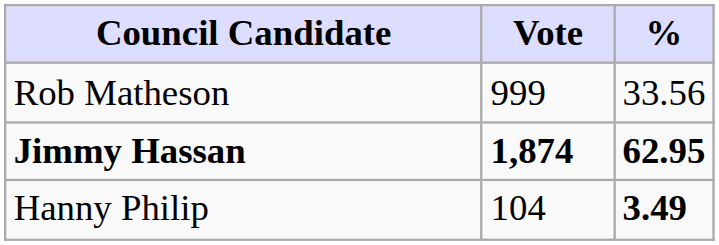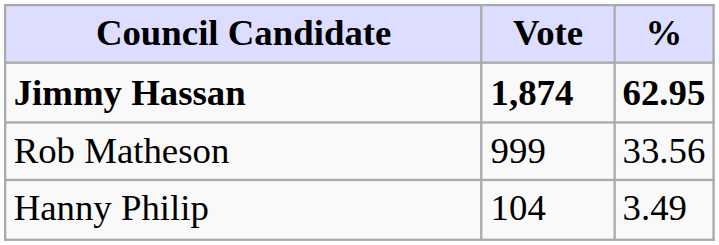rows swapped: (130, 150) <-> (121, 92)
(655, 208) bold -> (655, 208) normal
